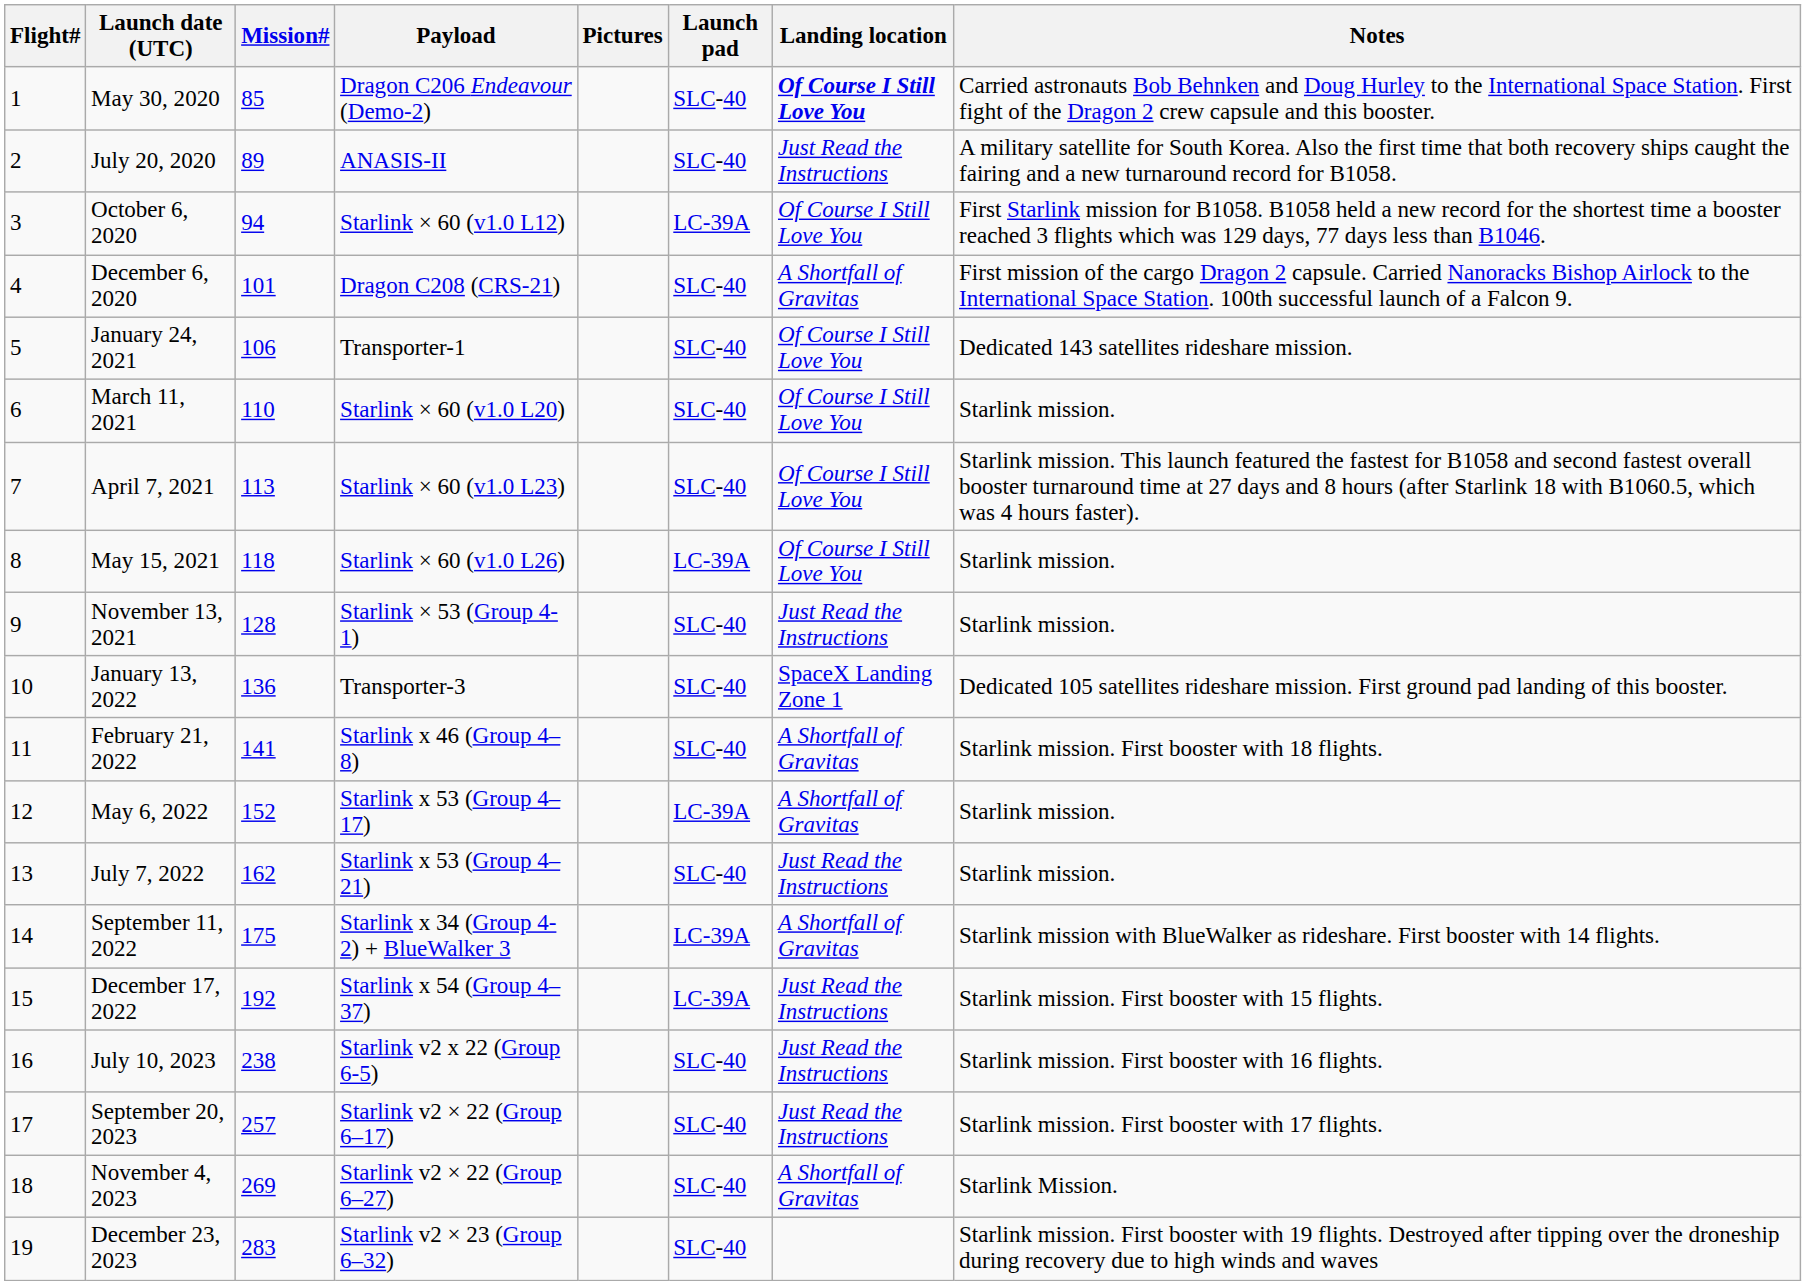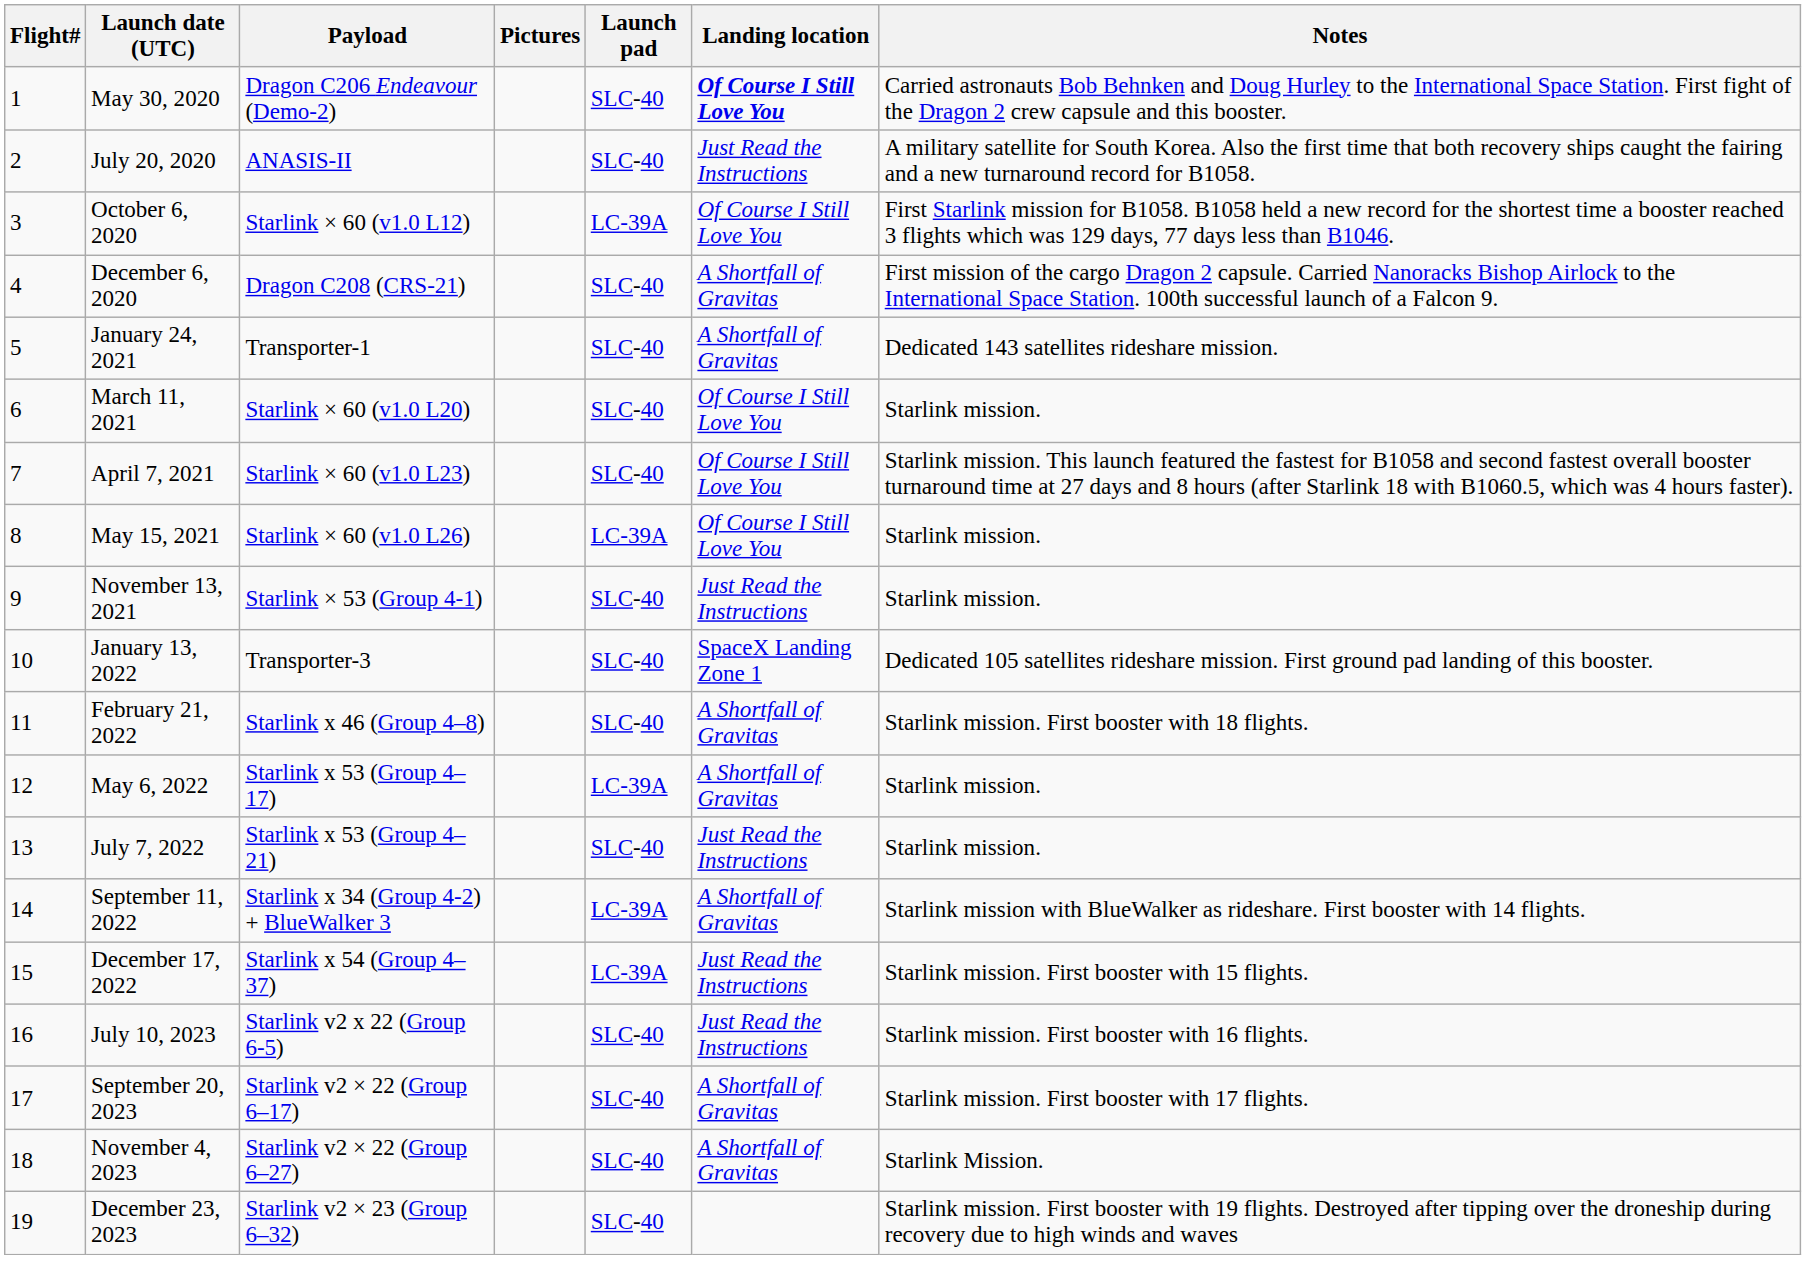- column: (285, 35)
(854, 348) Of Course I Still Love You -> (759, 348) A Shortfall of Gravitas
(840, 1123) Just Read the Instructions -> (759, 1097) A Shortfall of Gravitas
